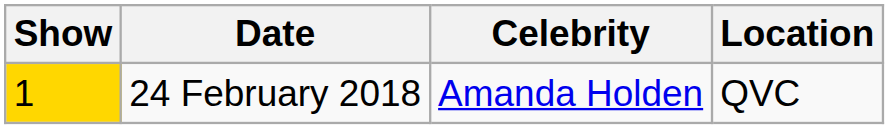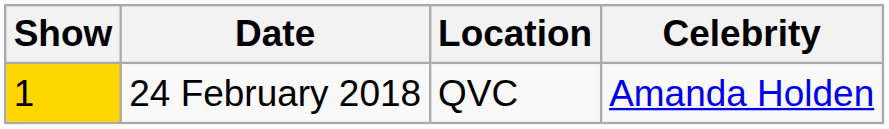columns swapped: (571, 33) <-> (797, 33)
